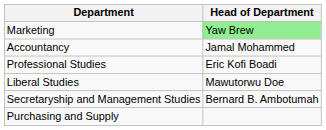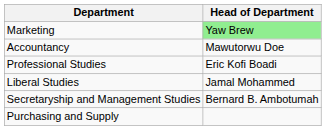(250, 47) Jamal Mohammed -> (245, 47) Mawutorwu Doe
(245, 82) Mawutorwu Doe -> (250, 82) Jamal Mohammed
